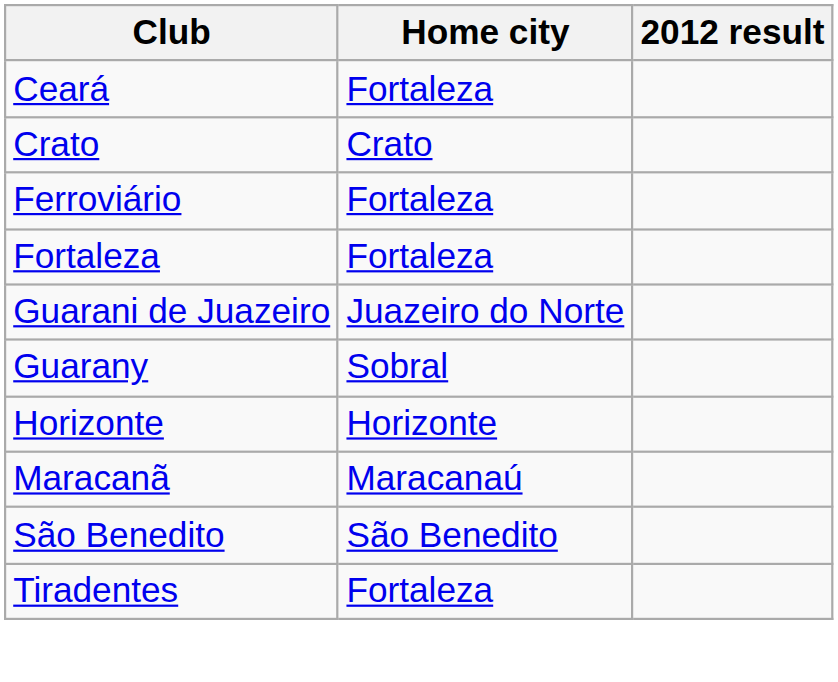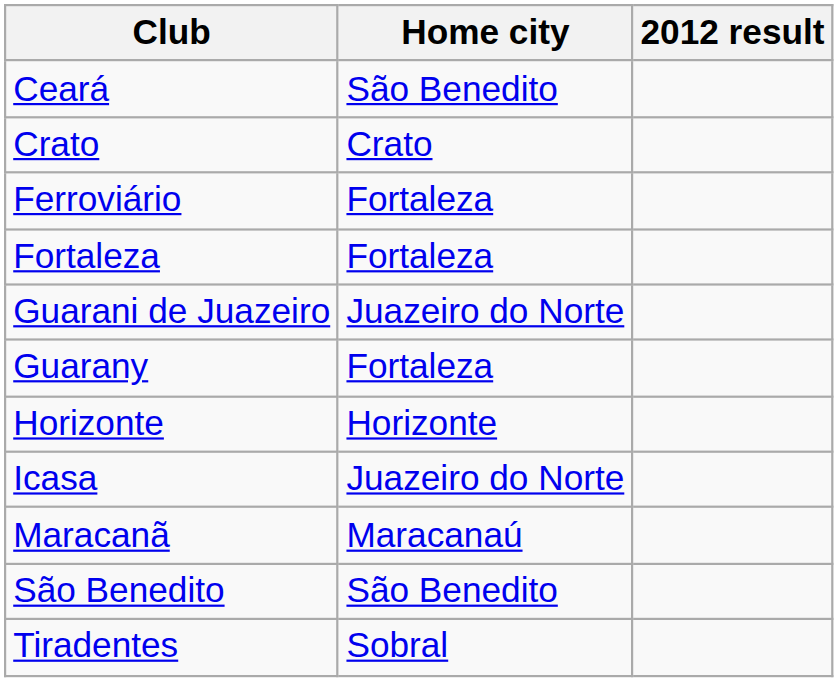(420, 88) Fortaleza -> (452, 88) São Benedito
(397, 367) Sobral -> (420, 367) Fortaleza
+ row: (55, 479)
(420, 590) Fortaleza -> (397, 646) Sobral
